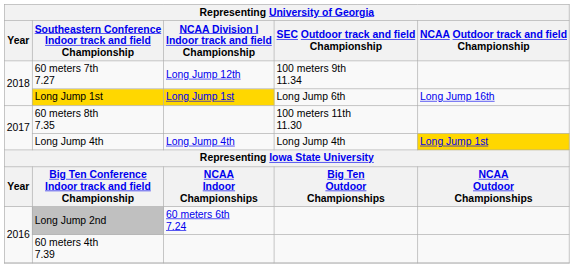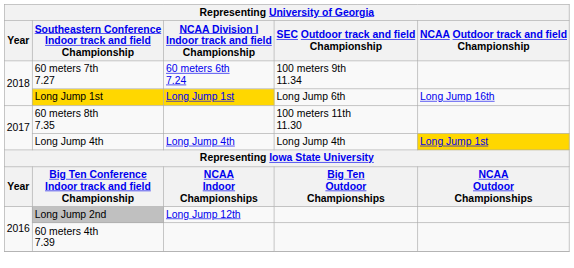(203, 74) Long Jump 12th -> (198, 74) 60 meters 6th 7.24
(198, 220) 60 meters 6th 7.24 -> (203, 214) Long Jump 12th
